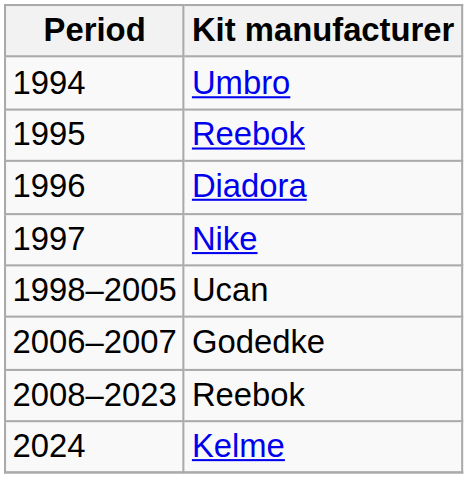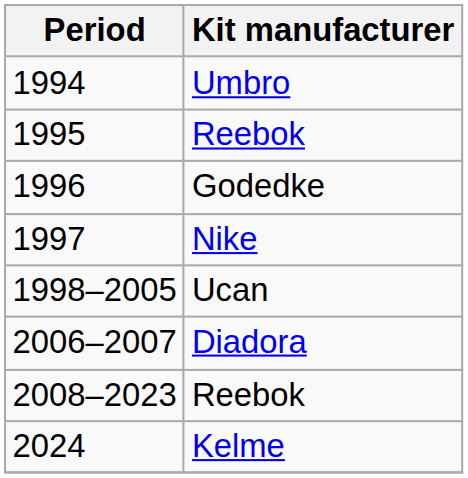(249, 186) Diadora -> (258, 186) Godedke
(258, 342) Godedke -> (249, 342) Diadora
